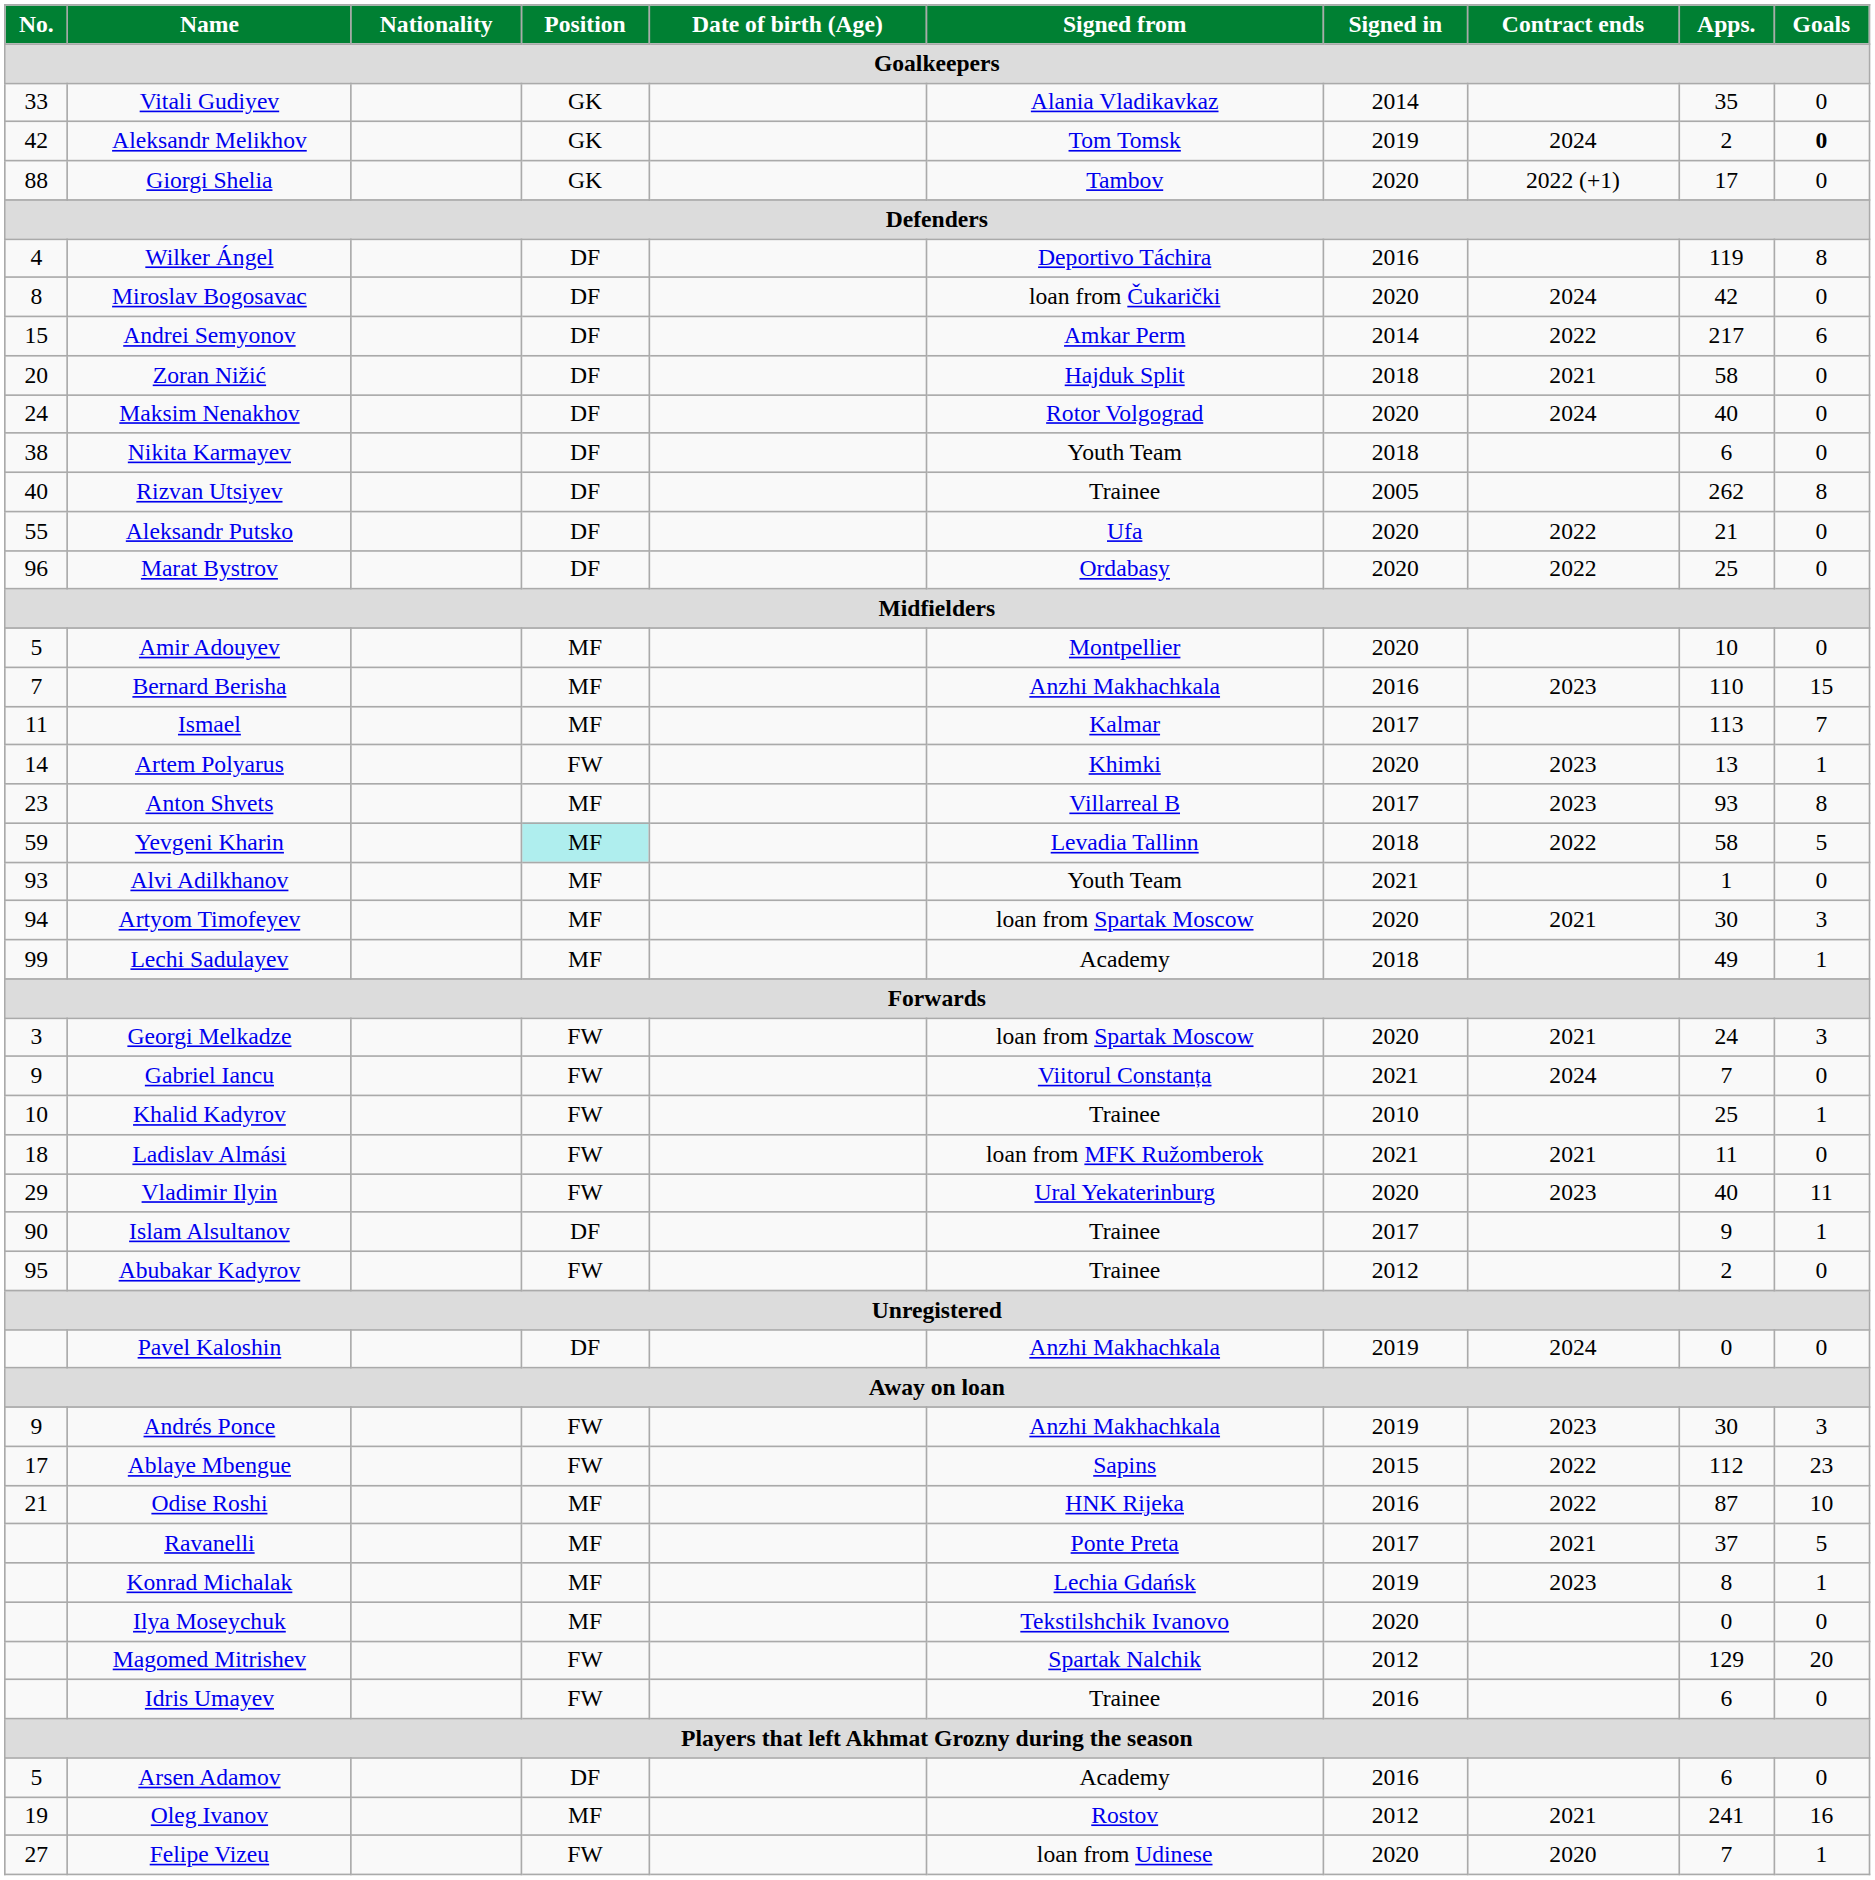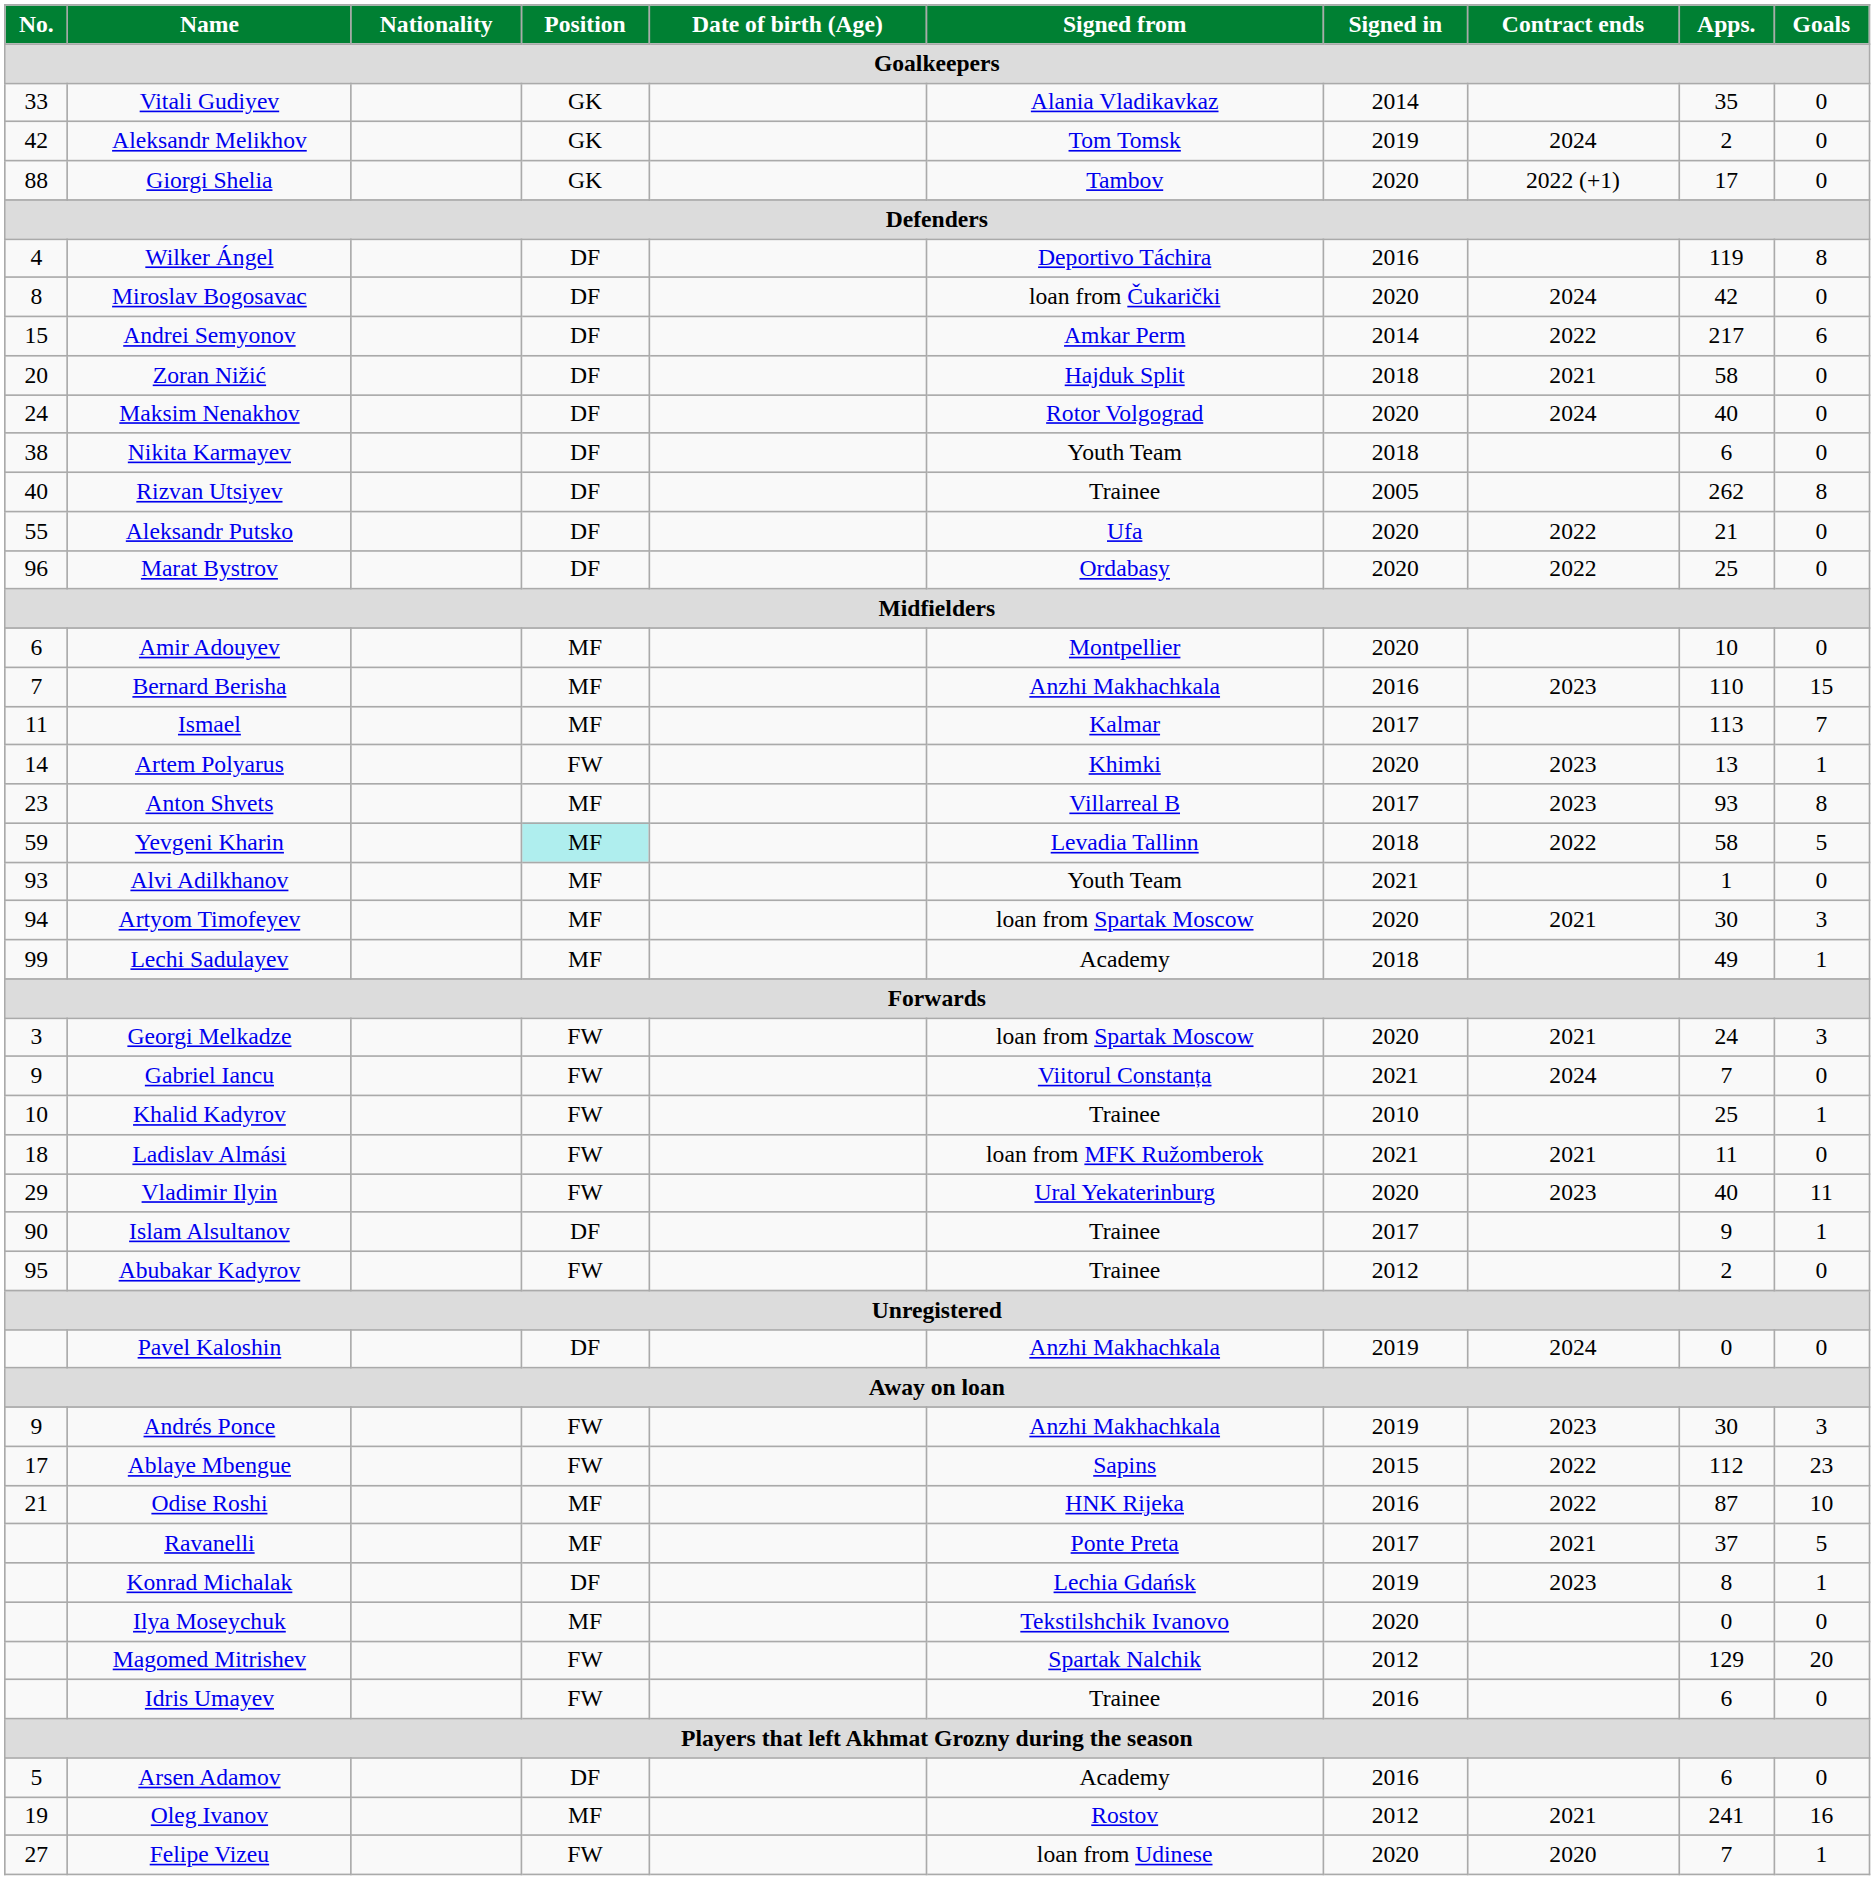(1821, 141) bold -> (1821, 141) normal
(36, 647) 5 -> (36, 647) 6
(585, 1582) MF -> (585, 1582) DF
